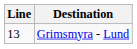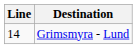(13, 33) 13 -> (13, 33) 14
